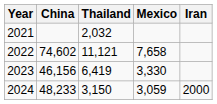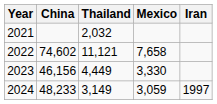(97, 71) 6,419 -> (97, 71) 4,449
(97, 90) 3,150 -> (97, 90) 3,149
(196, 90) 2000 -> (196, 90) 1997
